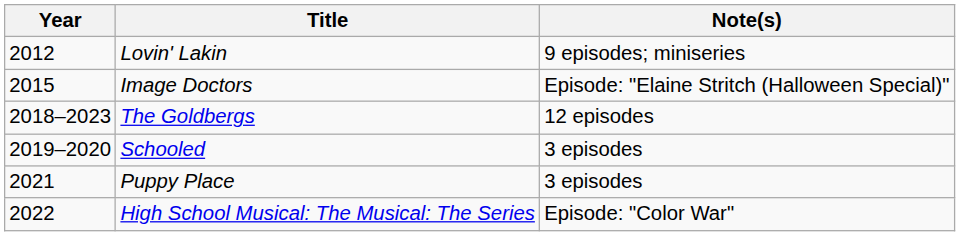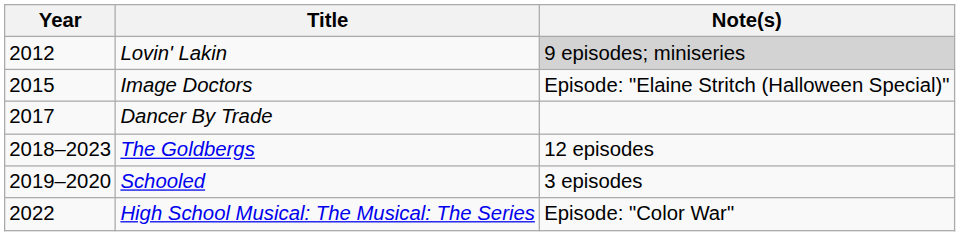(645, 52) no background -> (645, 52) lightgrey background
+ row: (196, 117)
- row: (177, 181)
